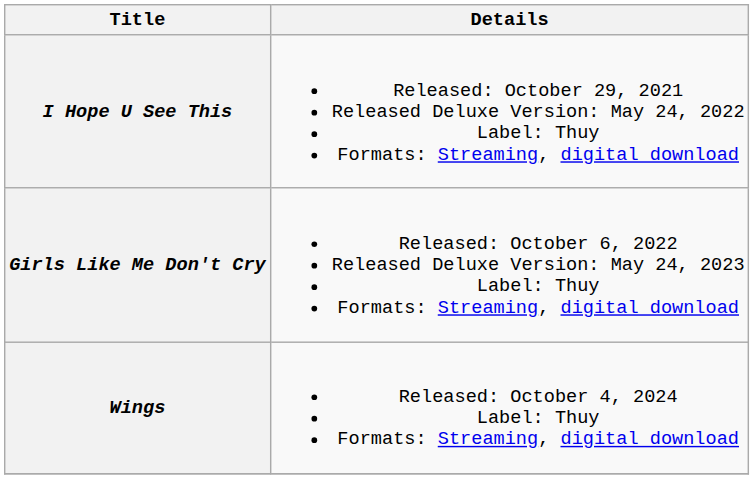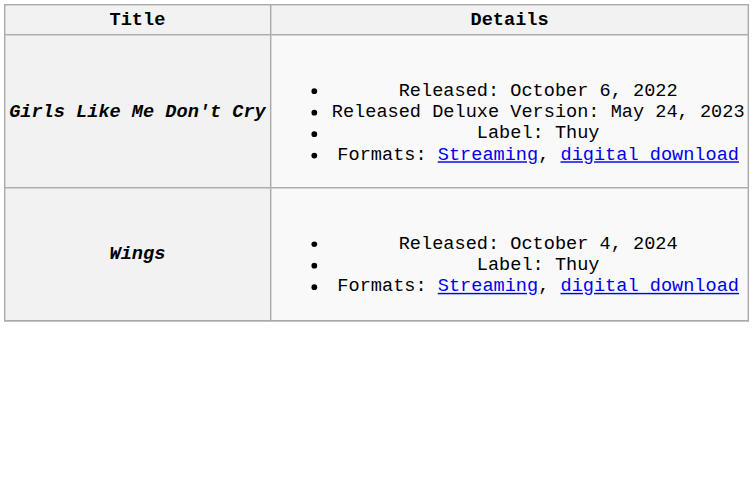- row: (137, 112)
